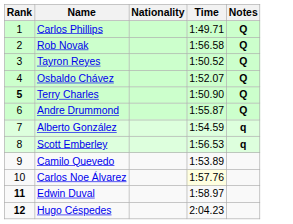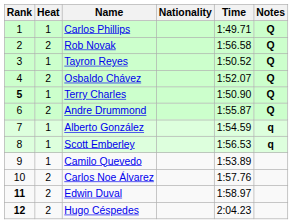+ column: (48, 12)
(207, 177) lightyellow background -> (234, 177) no background
